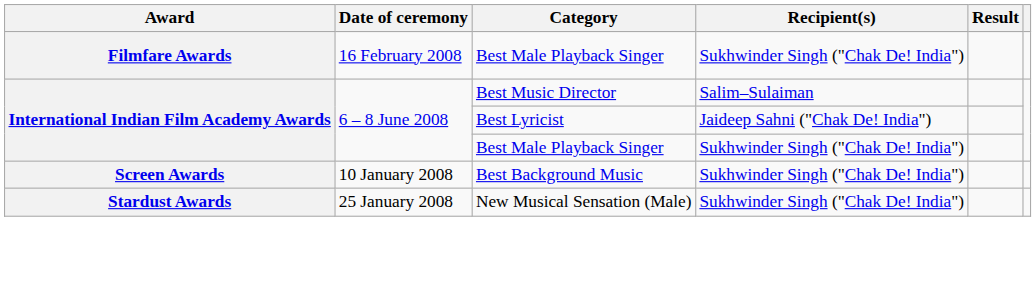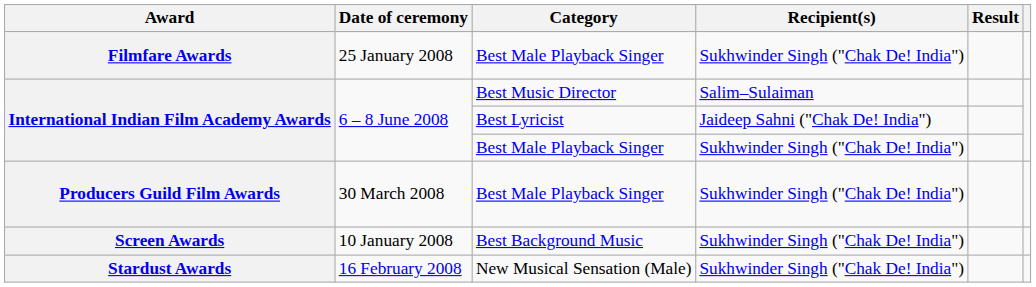(400, 55) 16 February 2008 -> (396, 55) 25 January 2008
+ row: (170, 194)
(396, 202) 25 January 2008 -> (400, 268) 16 February 2008
